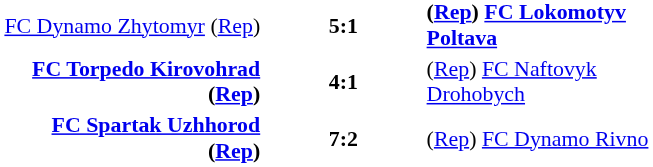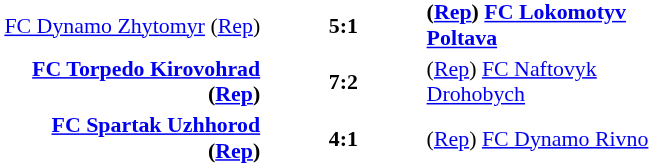(343, 81) 4:1 -> (343, 81) 7:2
(343, 137) 7:2 -> (343, 137) 4:1
